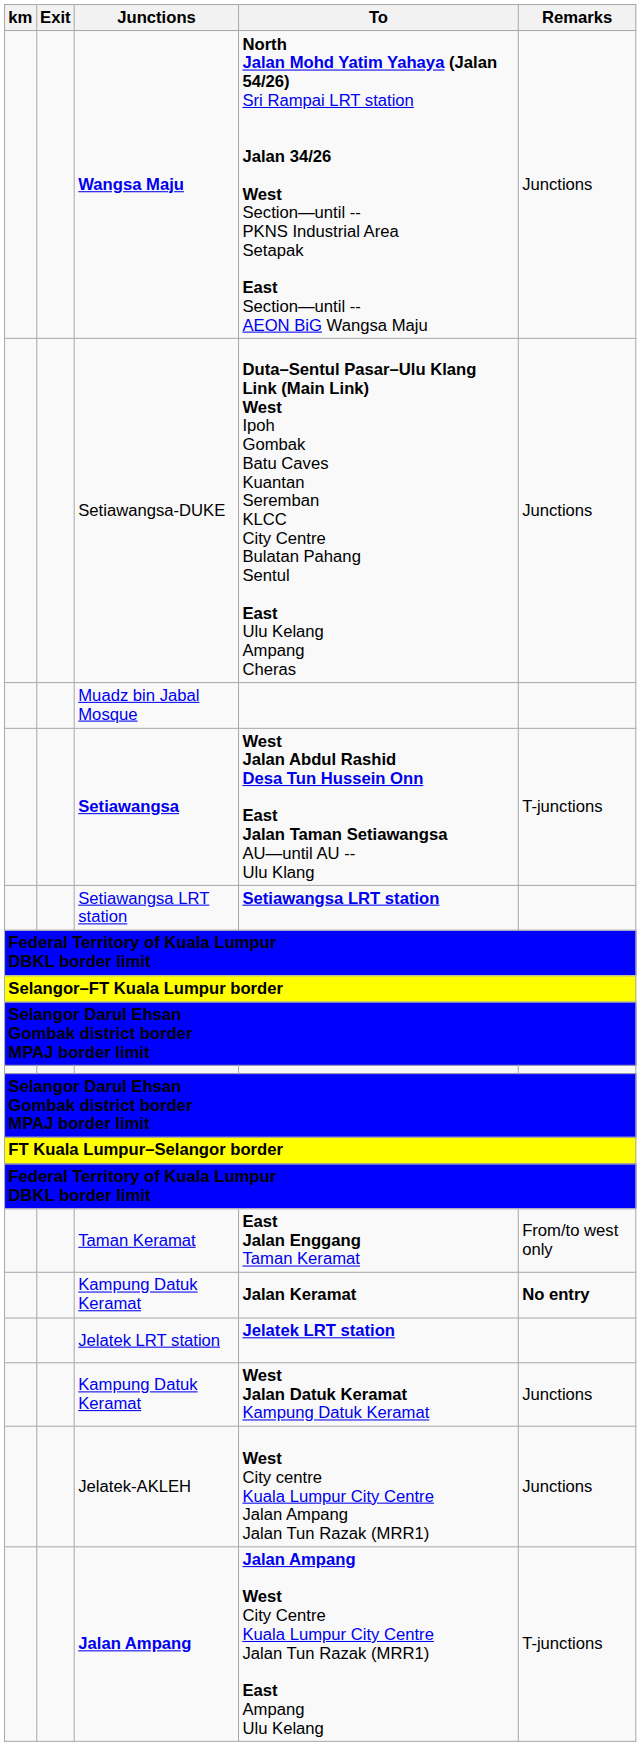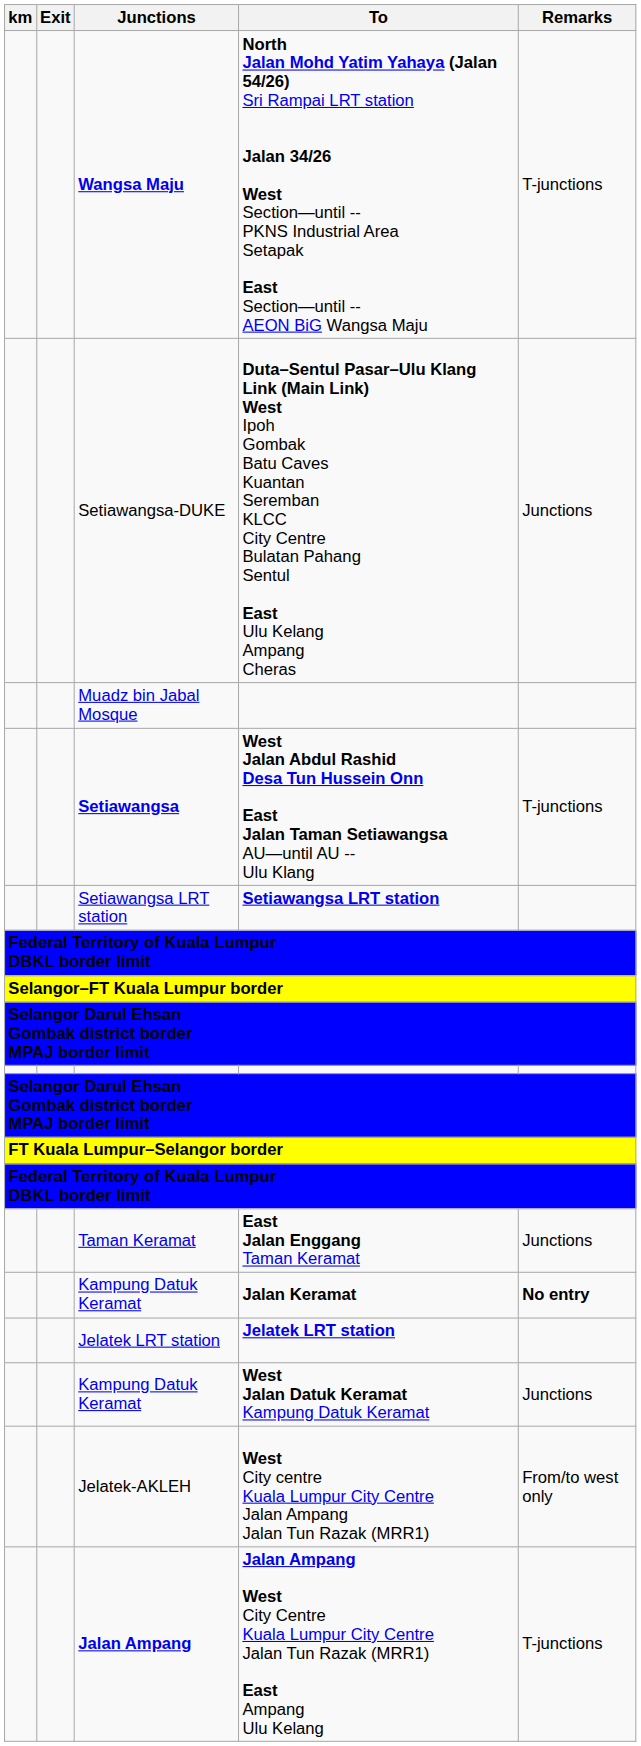(557, 184) Junctions -> (562, 184) T-junctions
(570, 1240) From/to west only -> (557, 1240) Junctions
(557, 1486) Junctions -> (570, 1486) From/to west only
